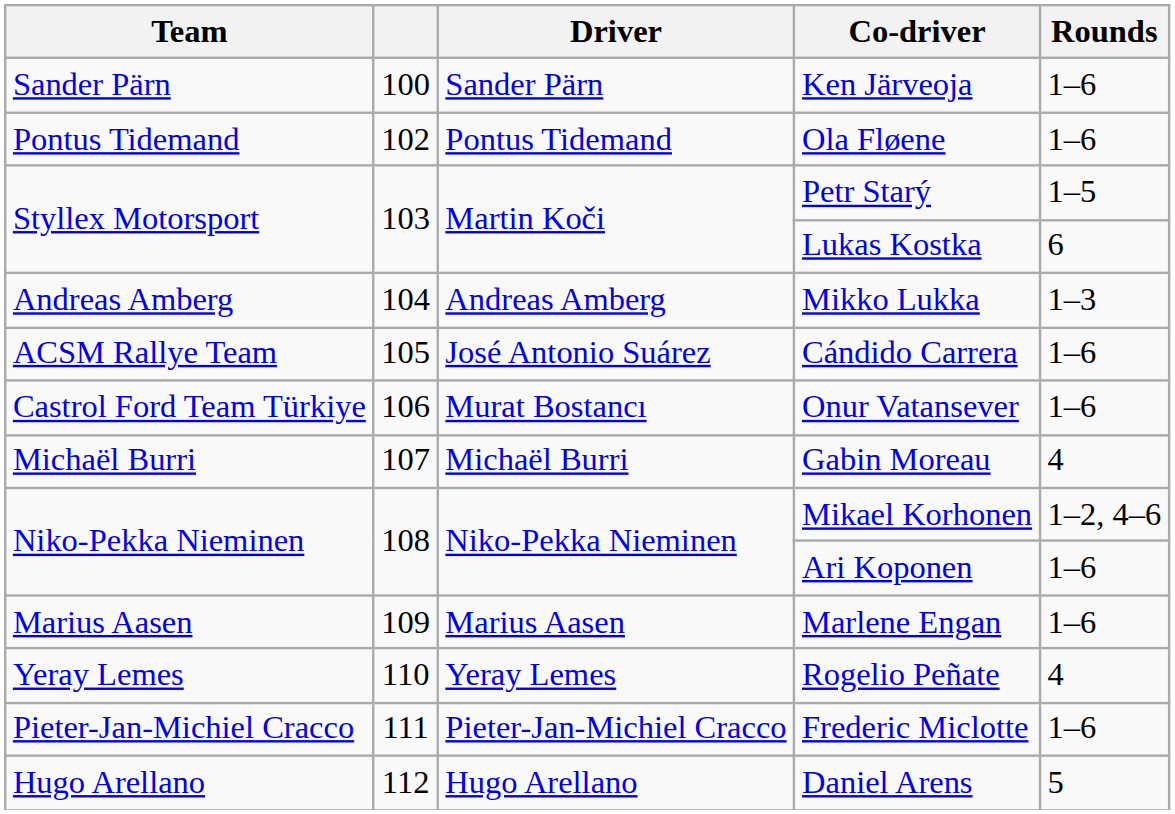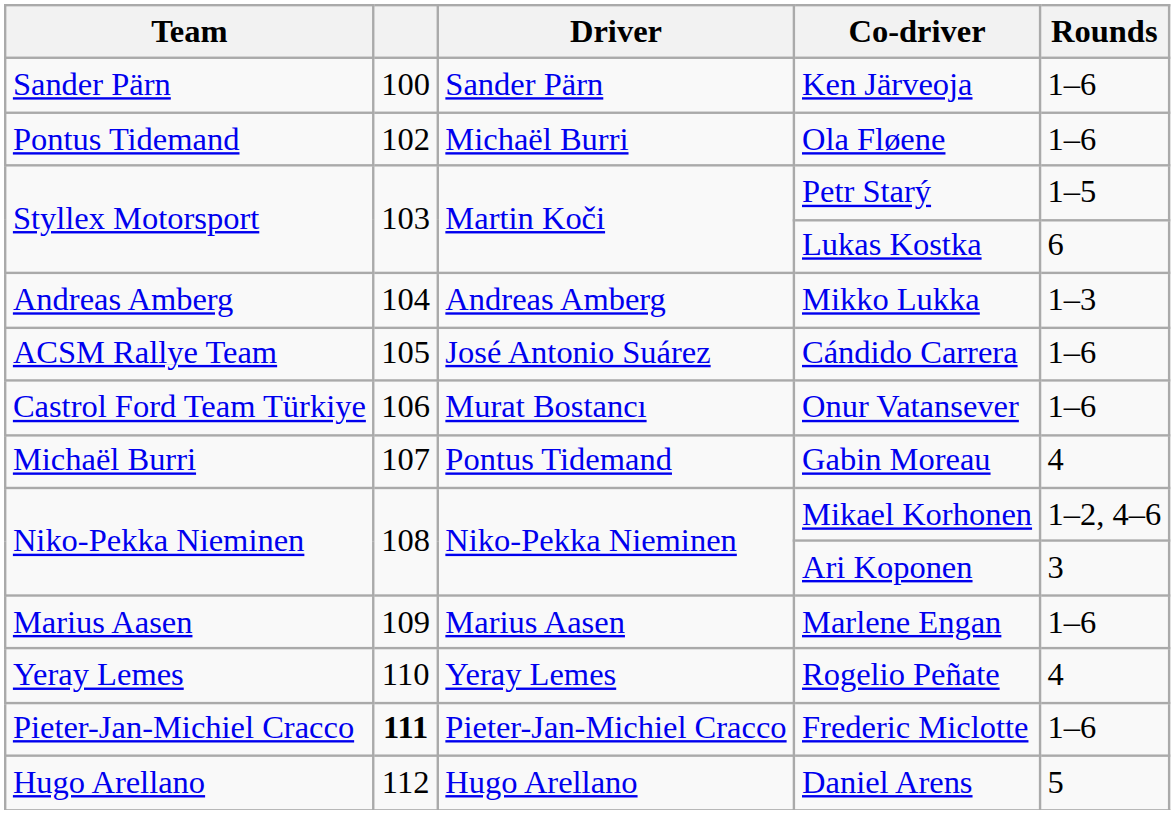(559, 138) Pontus Tidemand -> (537, 138) Michaël Burri
(537, 459) Michaël Burri -> (559, 459) Pontus Tidemand
(1072, 567) 1–6 -> (1056, 567) 3
(406, 728) normal -> (406, 728) bold
